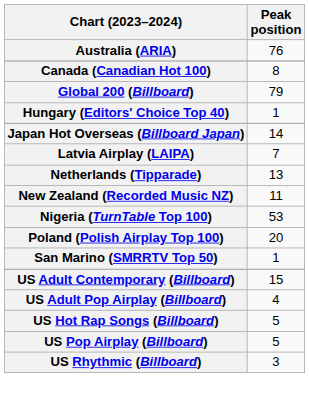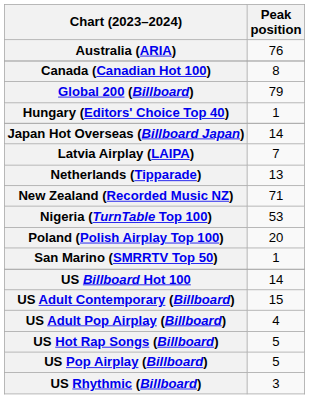(276, 196) 11 -> (276, 196) 71
+ row: (126, 279)
